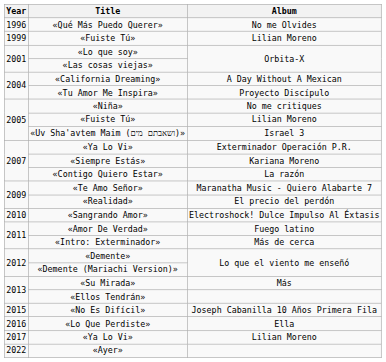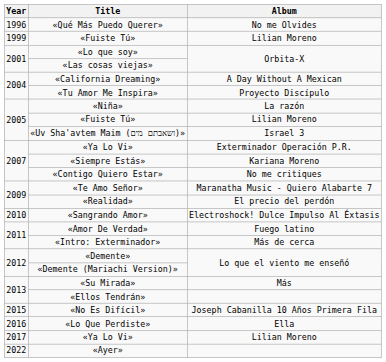(284, 106) No me critiques -> (284, 106) La razón
(284, 174) La razón -> (284, 174) No me critiques
